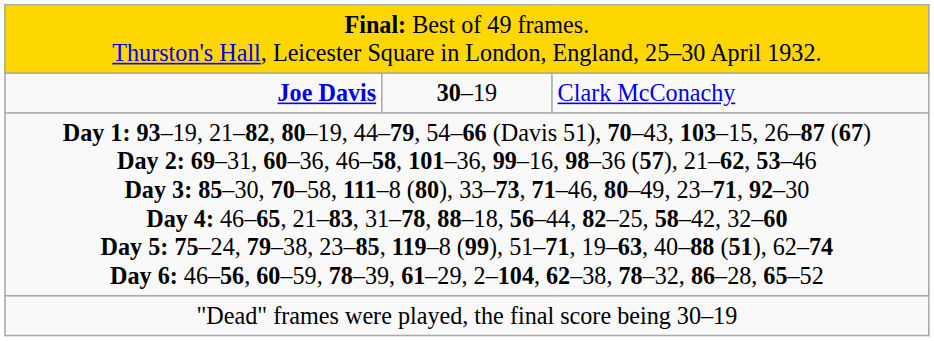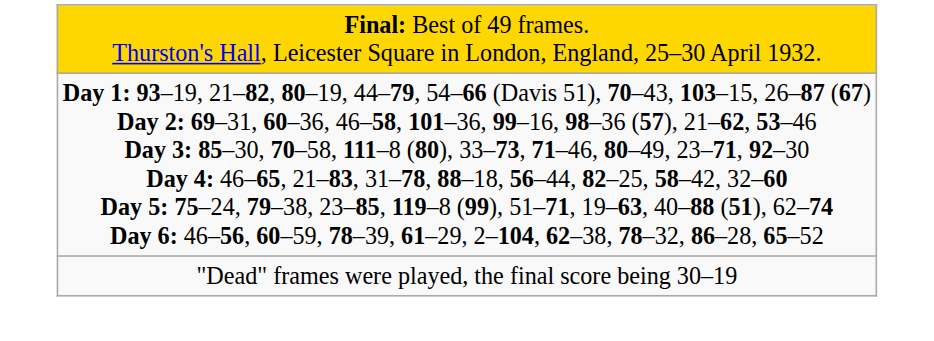- row: (327, 93)
